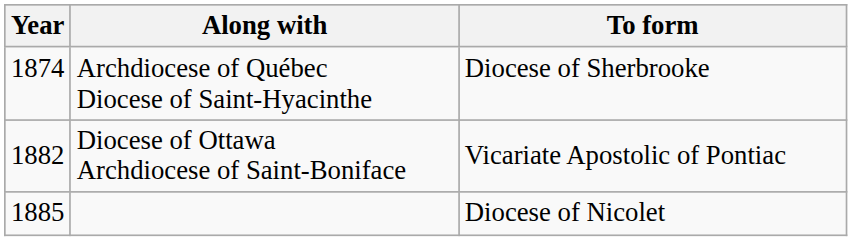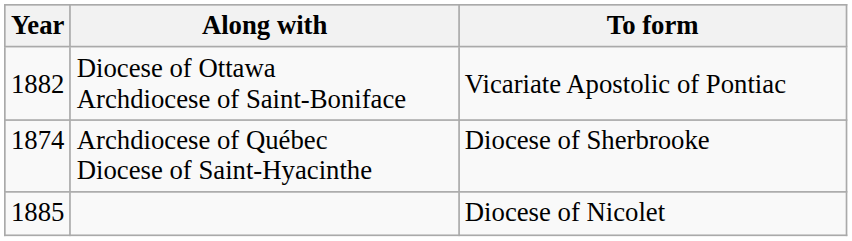rows swapped: (224, 83) <-> (241, 155)
